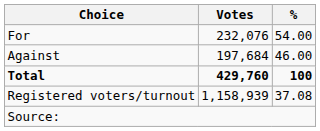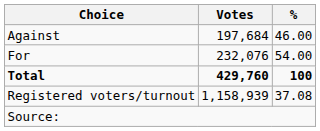rows swapped: (19, 35) <-> (34, 55)
